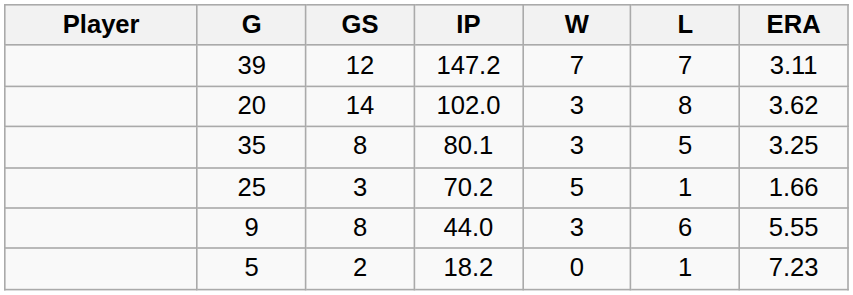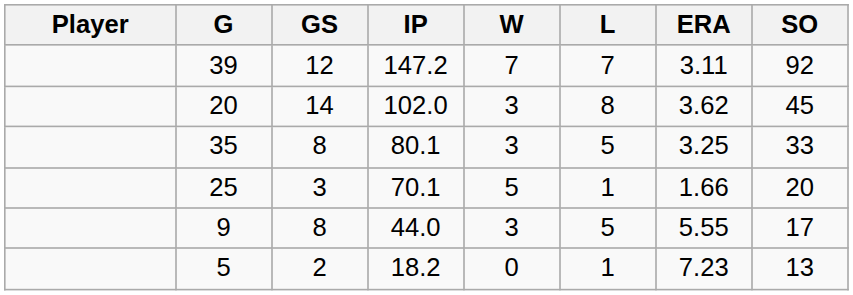+ column: (800, 24)
(468, 187) 70.2 -> (416, 187) 70.1
(685, 227) 6 -> (608, 227) 5
